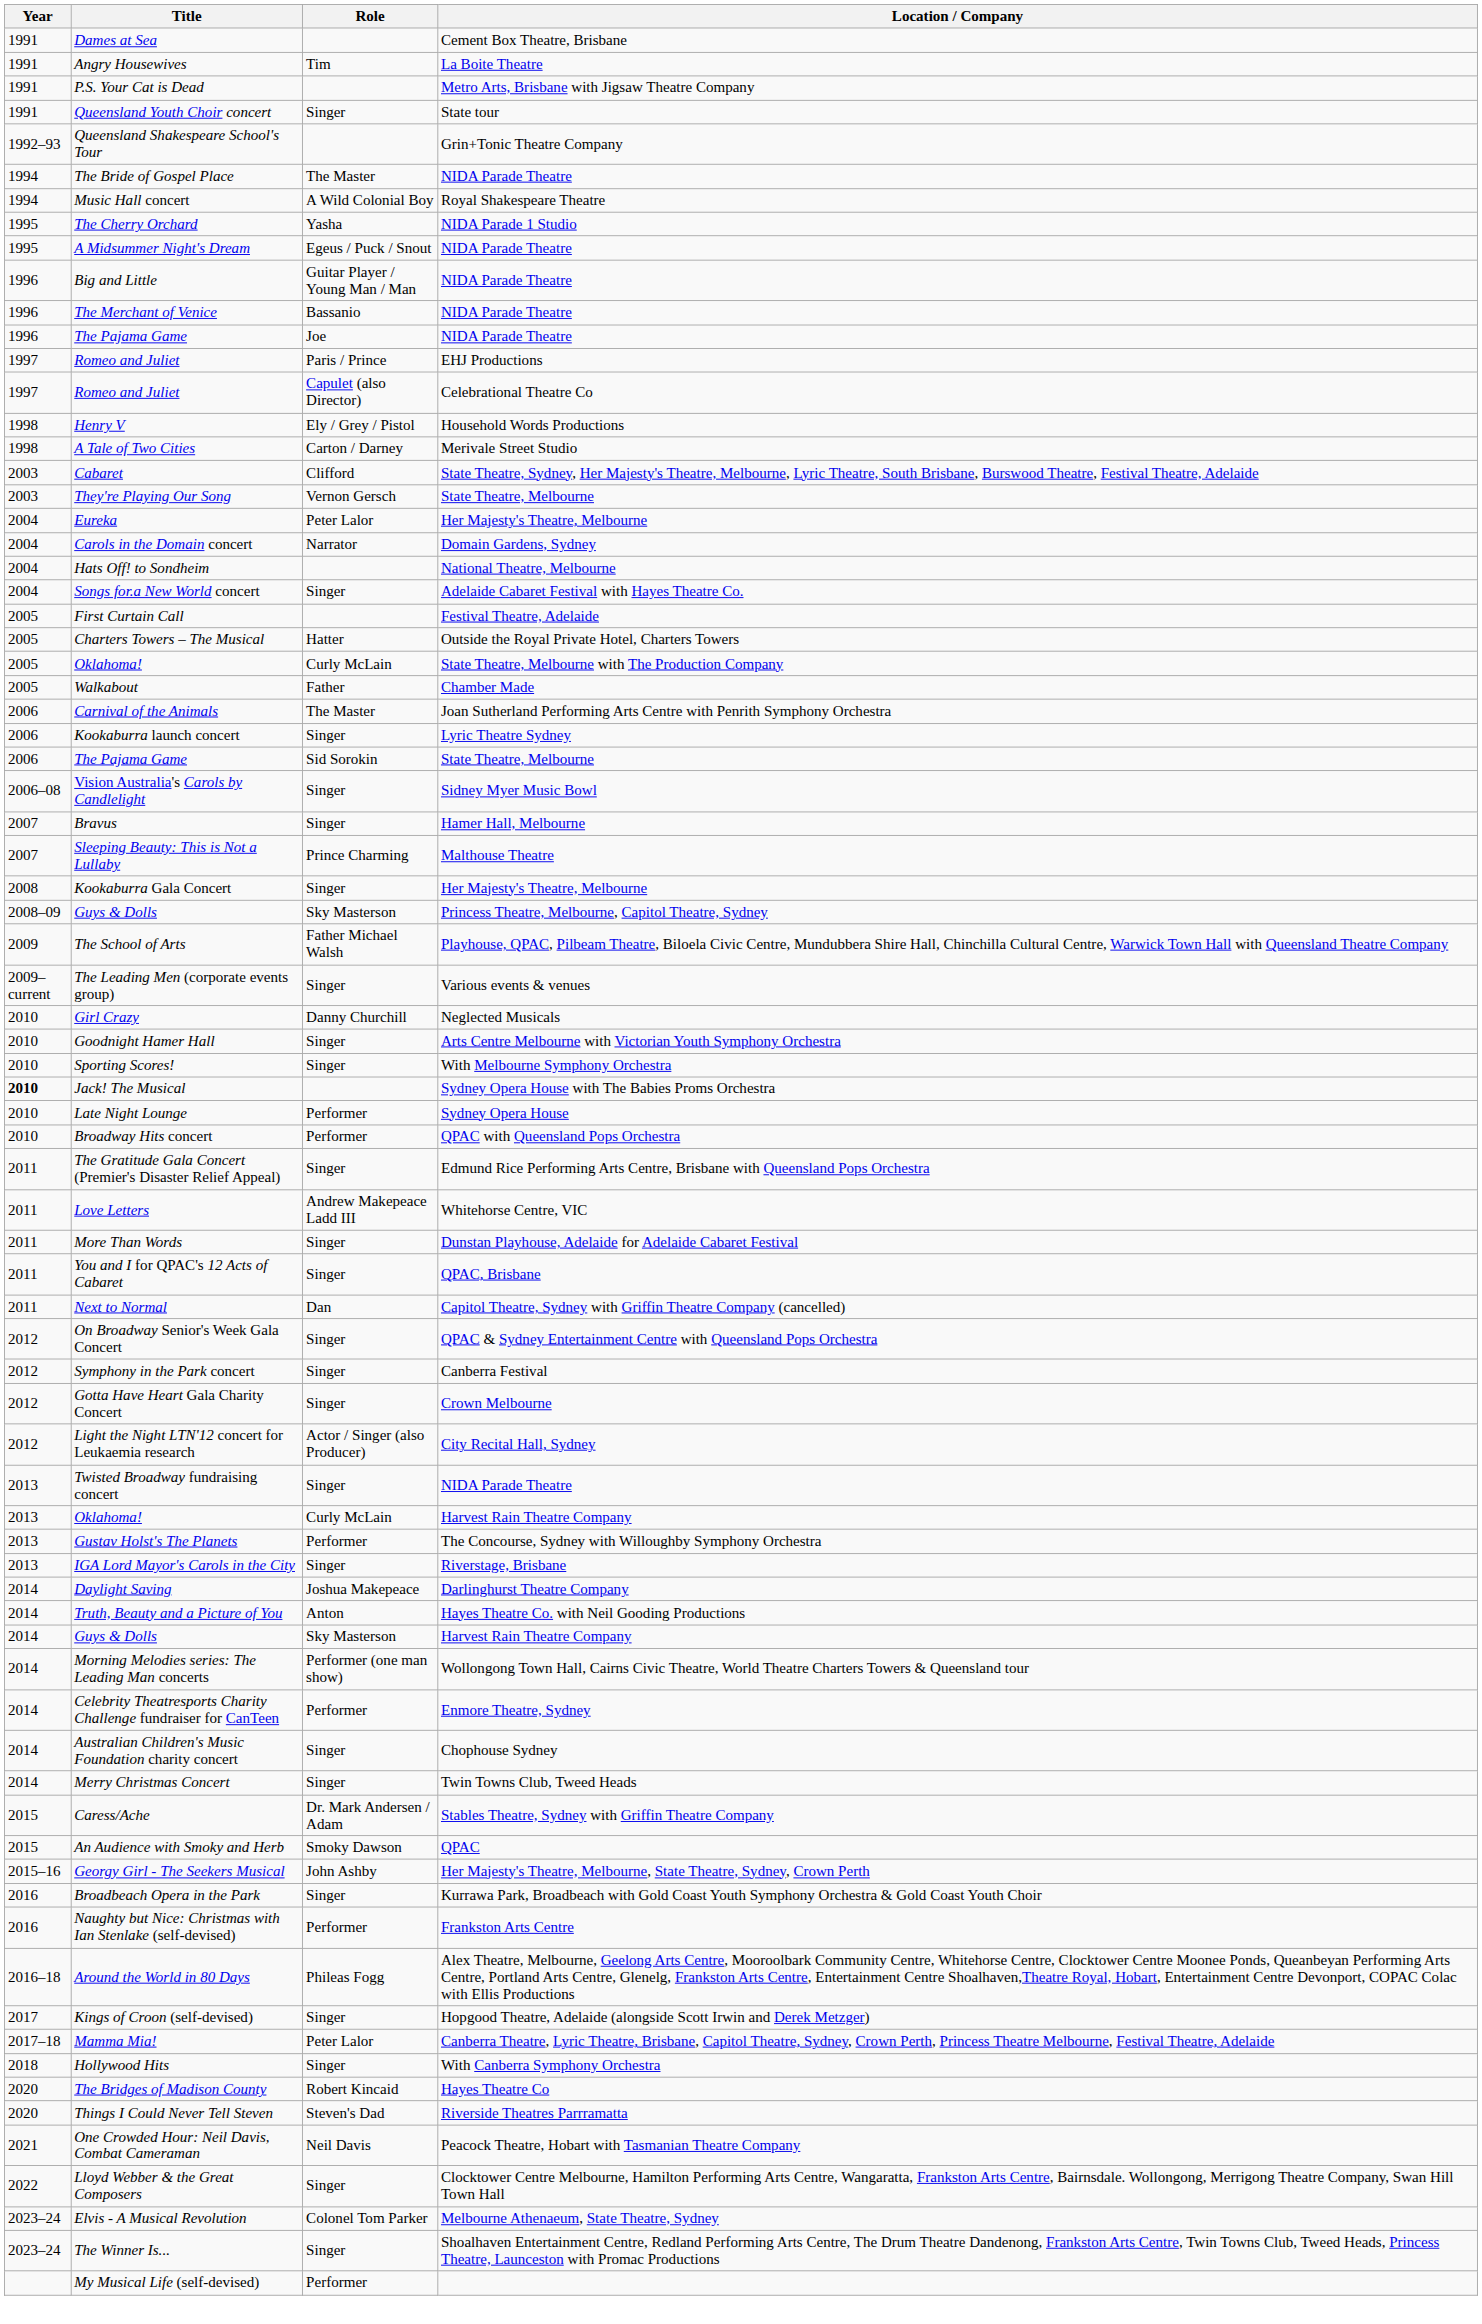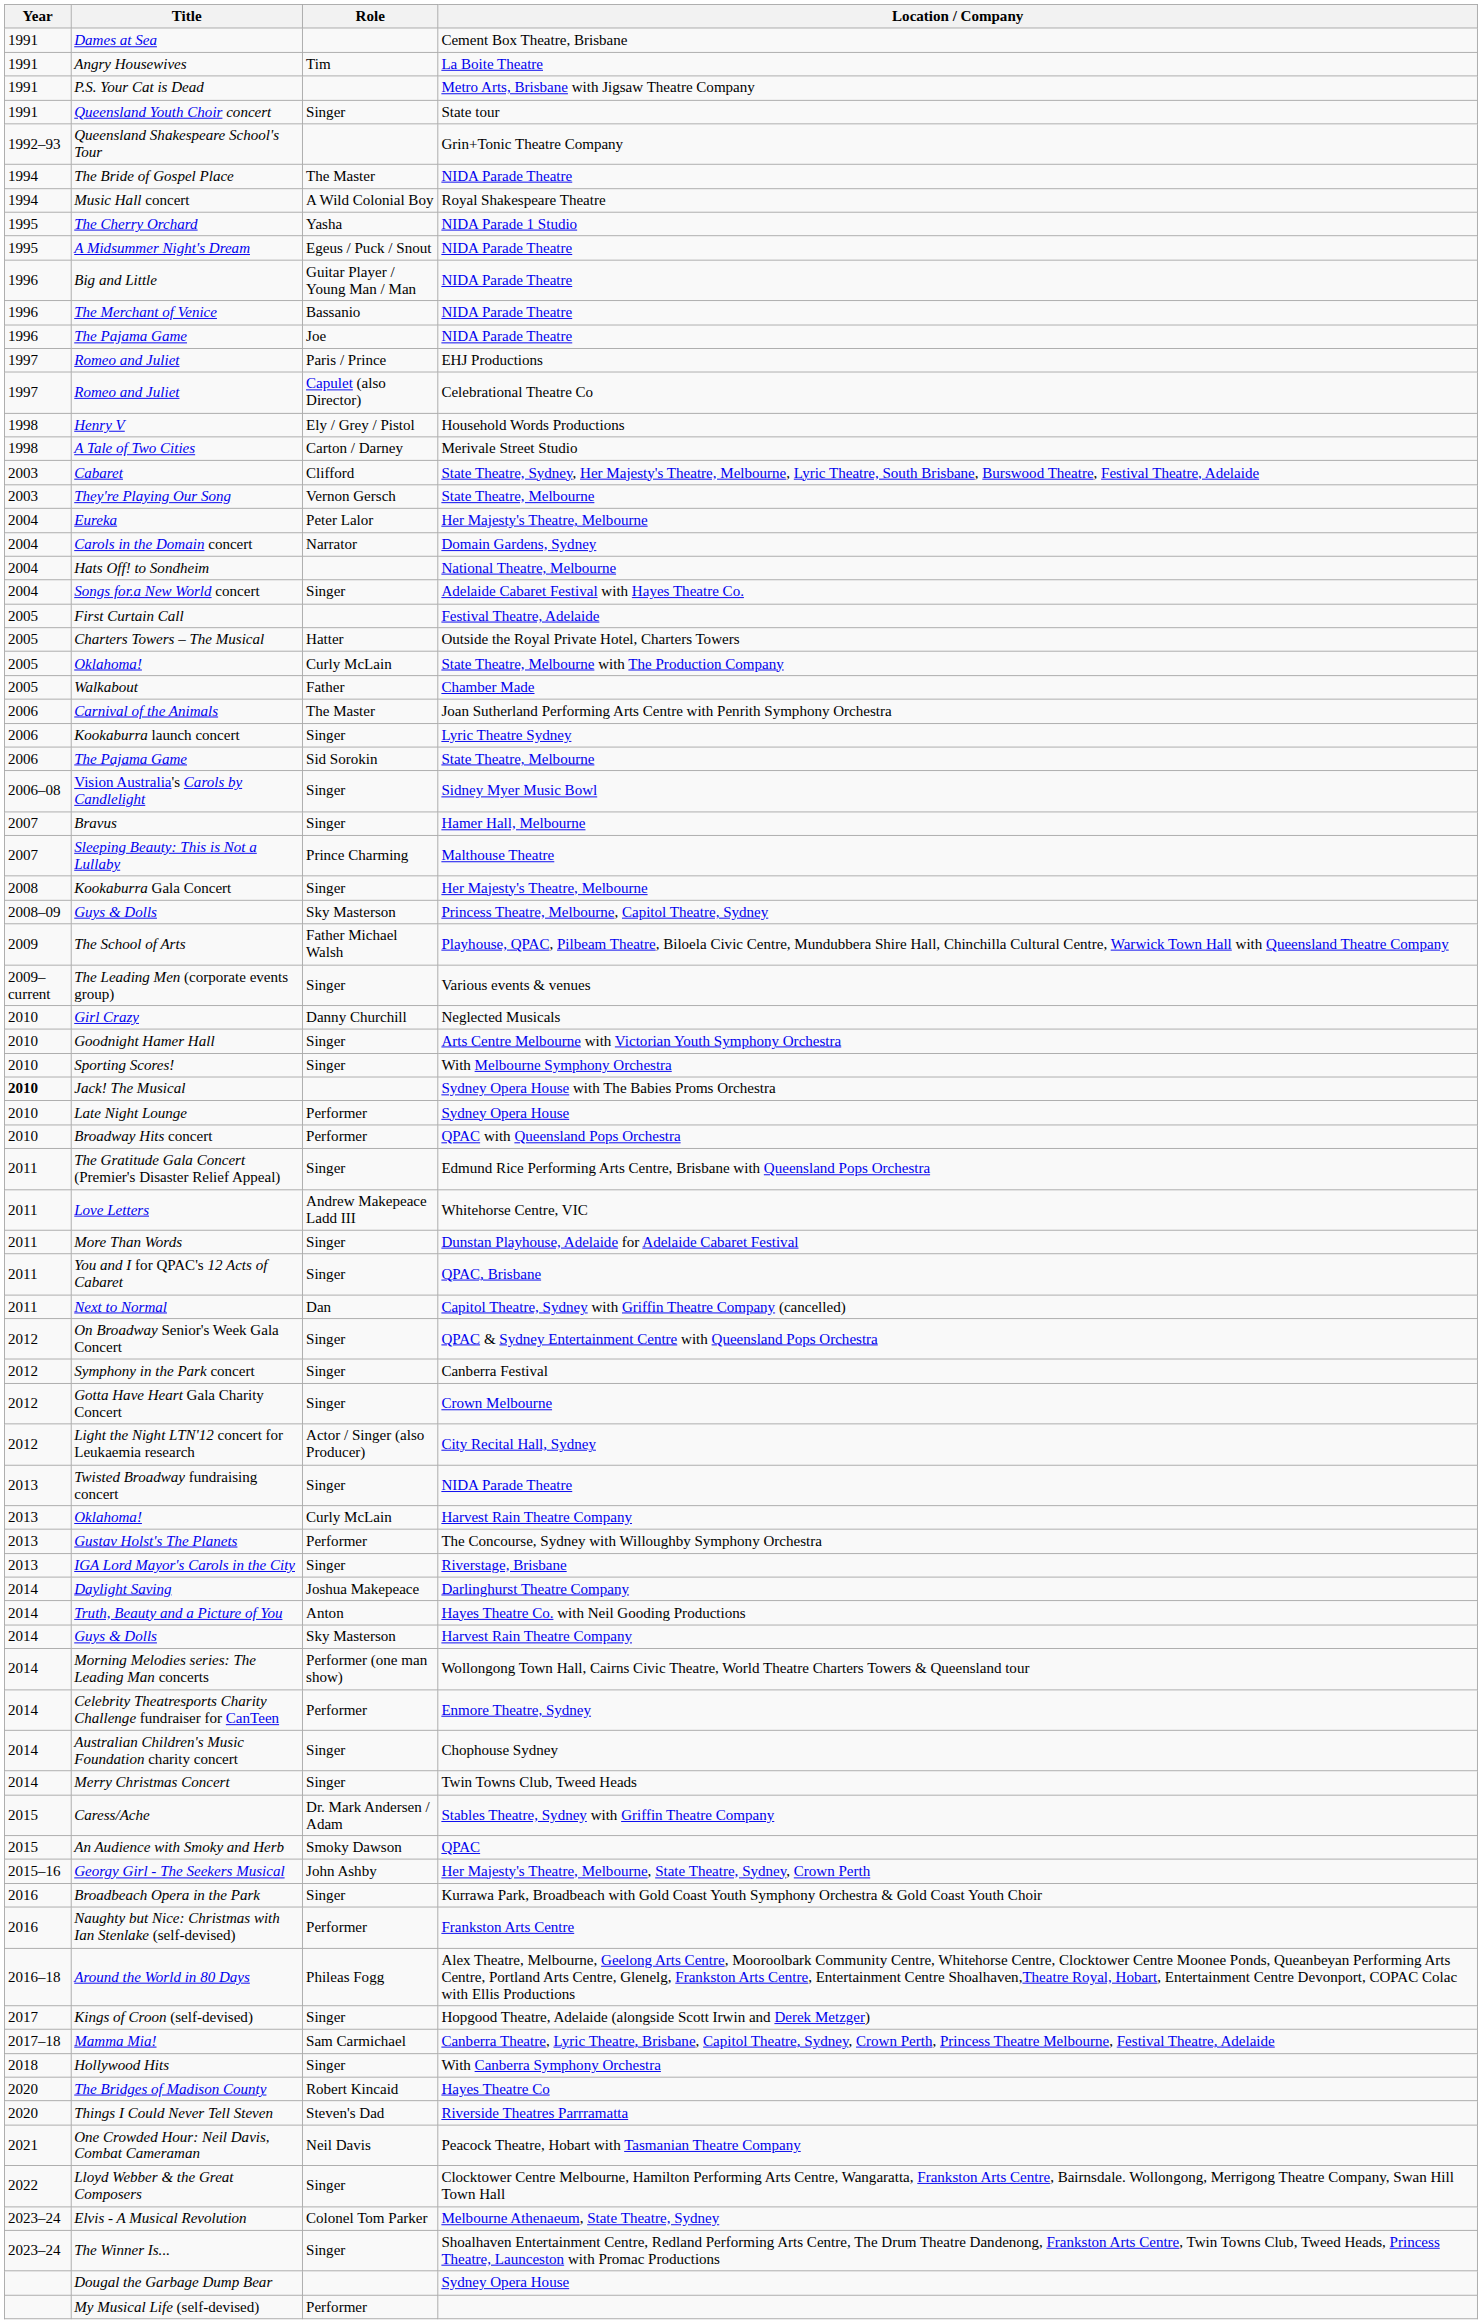(340, 2041) Peter Lalor -> (356, 2041) Sam Carmichael
+ row: (173, 2283)
